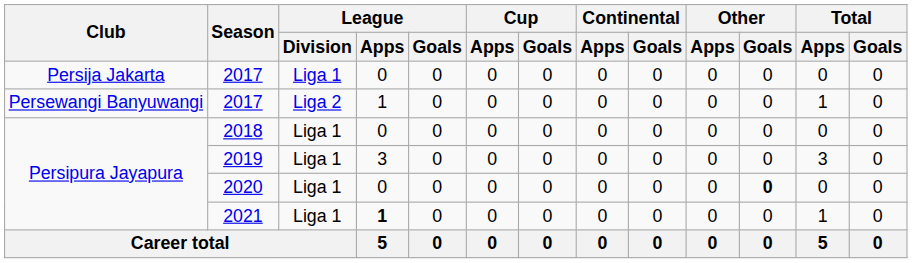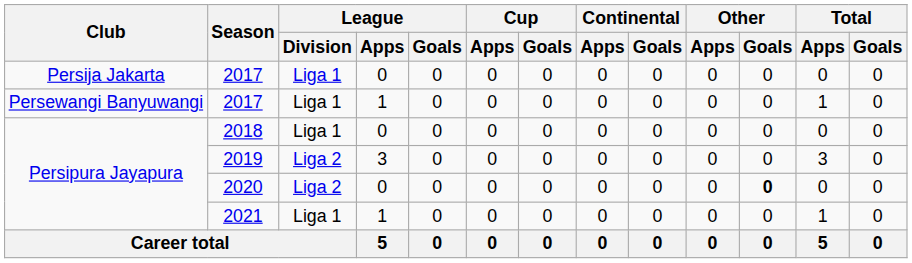(317, 103) Liga 2 -> (317, 103) Liga 1
(317, 159) Liga 1 -> (317, 159) Liga 2
(317, 187) Liga 1 -> (317, 187) Liga 2
(382, 215) bold -> (382, 215) normal
